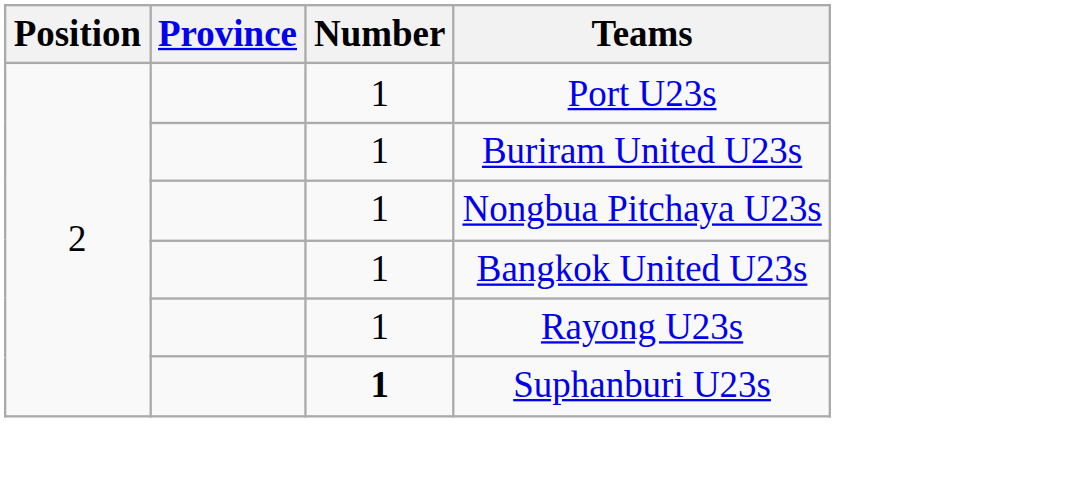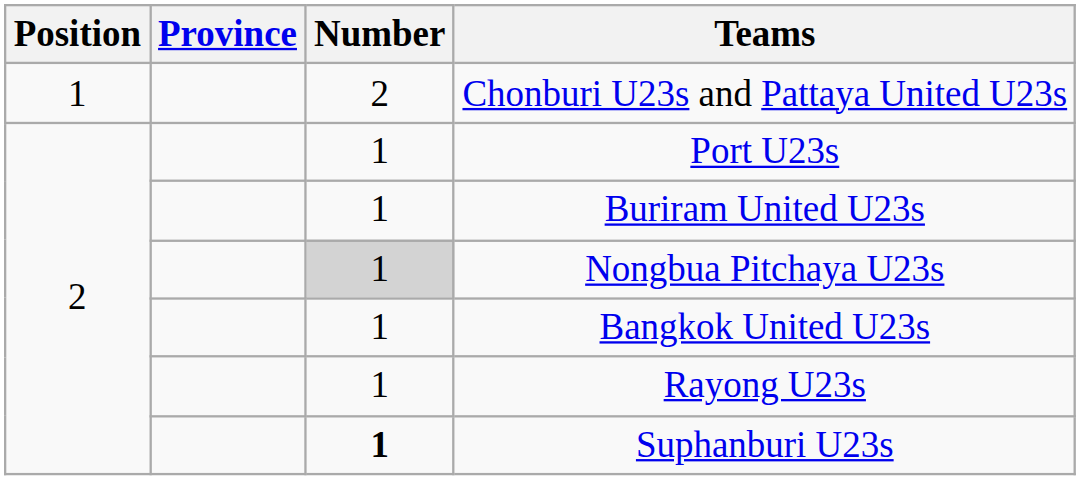+ row: (765, 92)
(380, 209) no background -> (380, 268) lightgrey background
